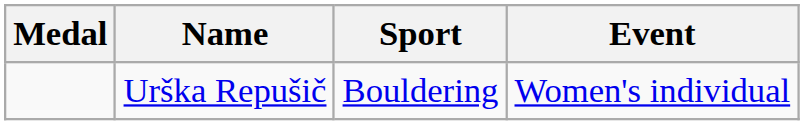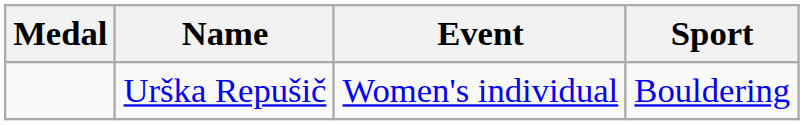columns swapped: (420, 33) <-> (652, 33)
